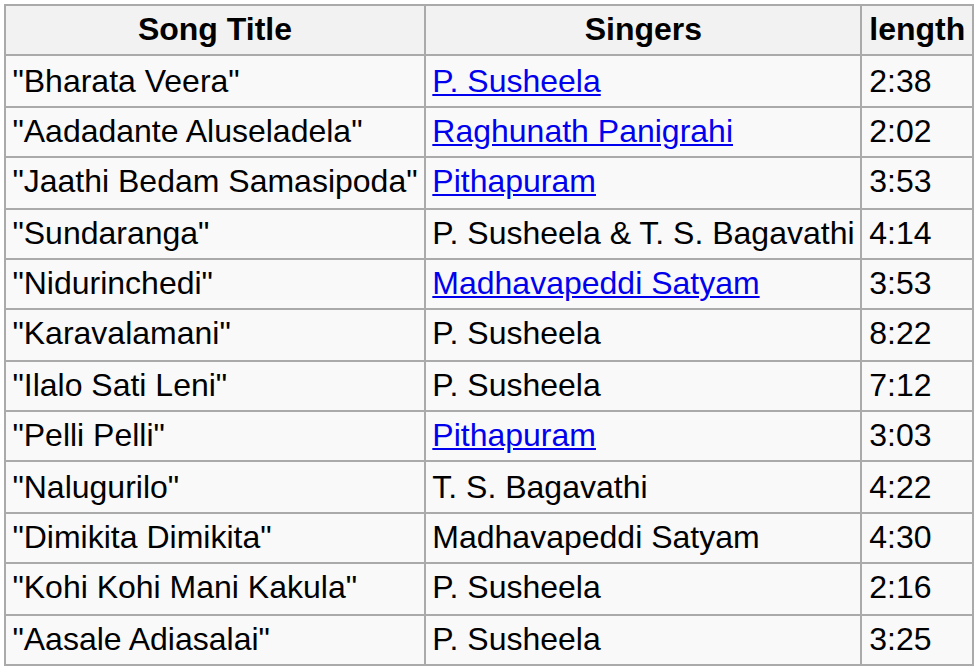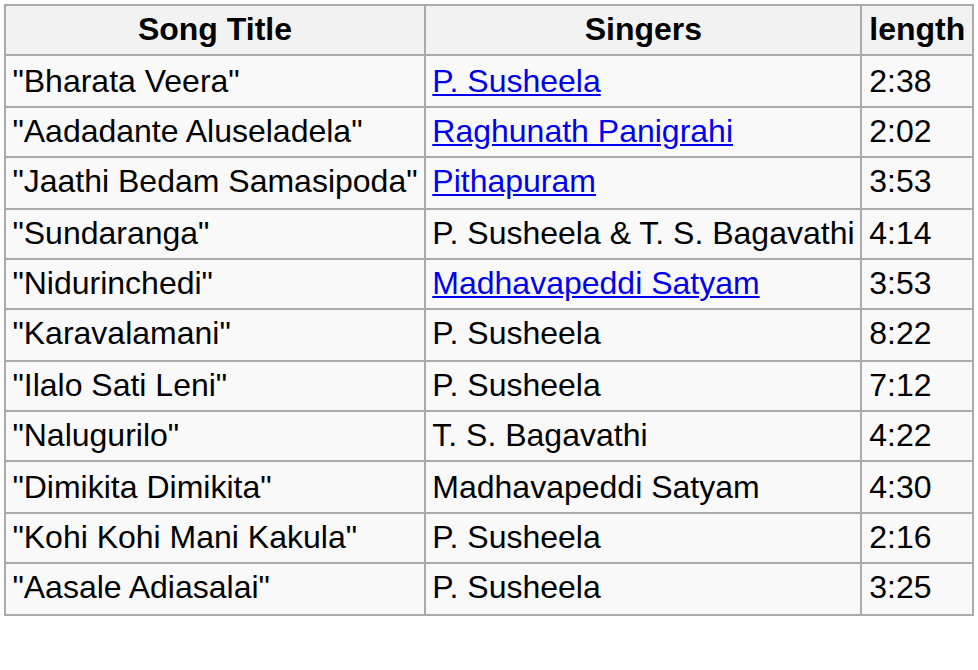- row: (89, 435)
